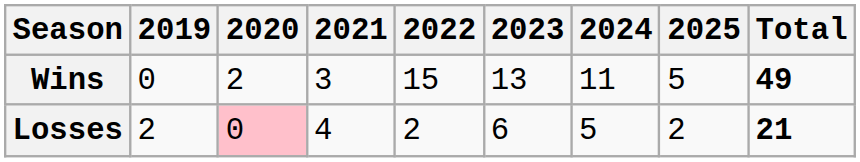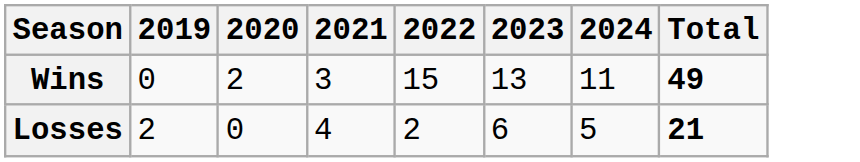- column: (704, 30)
(235, 130) pink background -> (235, 130) no background
